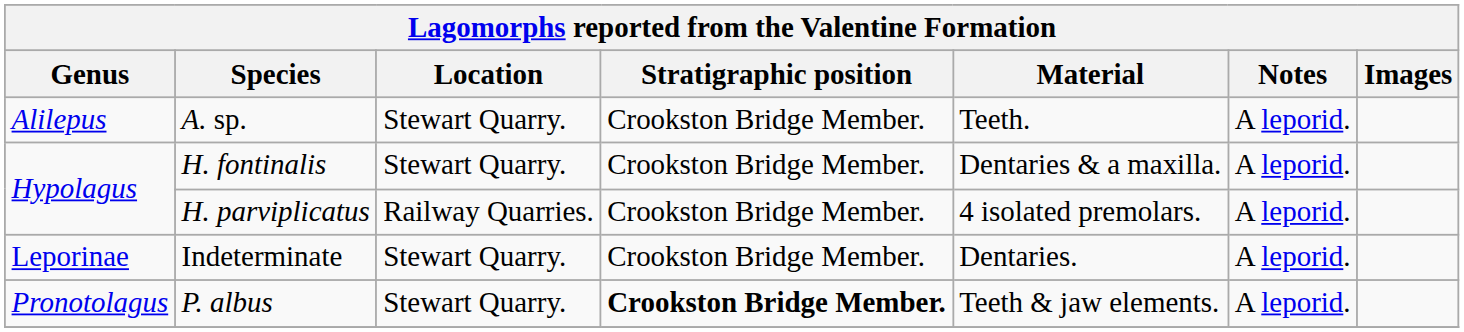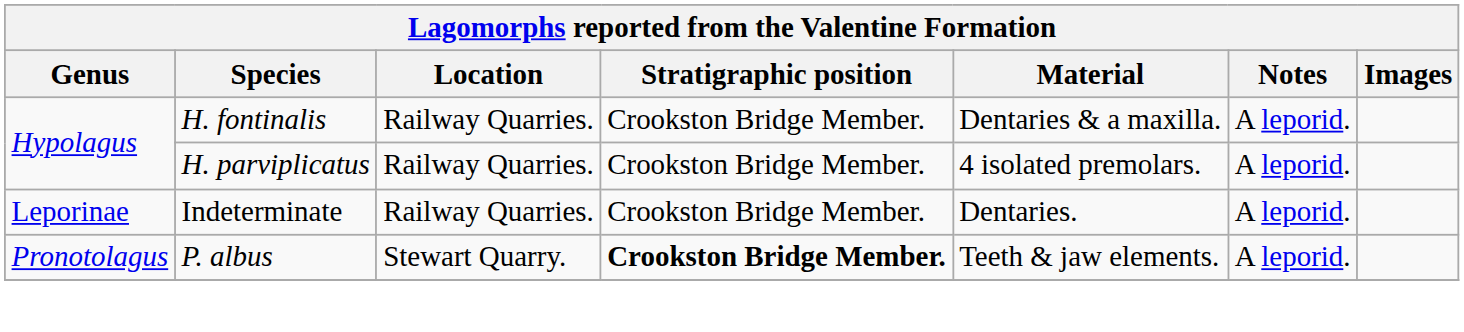- row: (214, 119)
(475, 165) Stewart Quarry. -> (488, 119) Railway Quarries.
(475, 257) Stewart Quarry. -> (488, 211) Railway Quarries.
